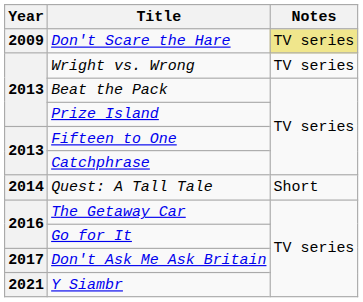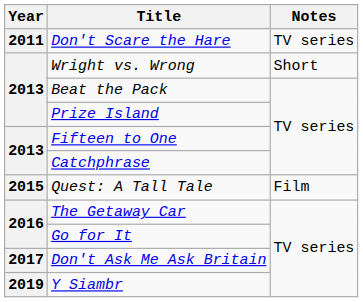(26, 41) 2009 -> (26, 41) 2011
(314, 41) khaki background -> (314, 41) no background
(314, 65) TV series -> (296, 65) Short
(26, 187) 2014 -> (26, 187) 2015
(296, 187) Short -> (292, 187) Film
(26, 285) 2021 -> (26, 285) 2019
